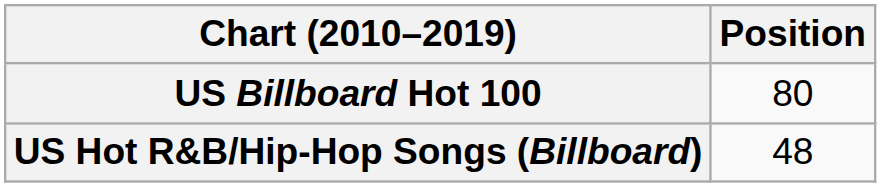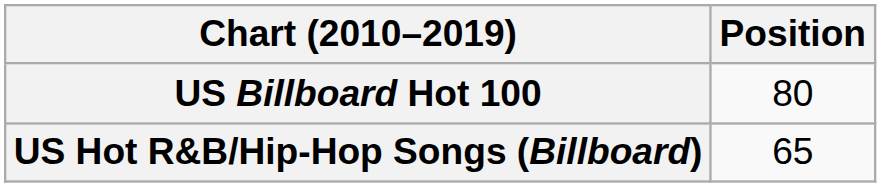(793, 151) 48 -> (793, 151) 65
